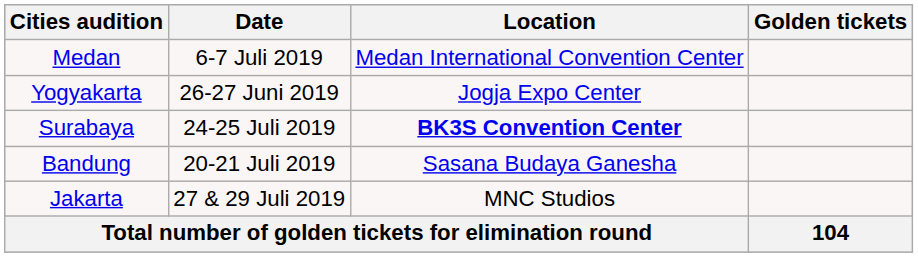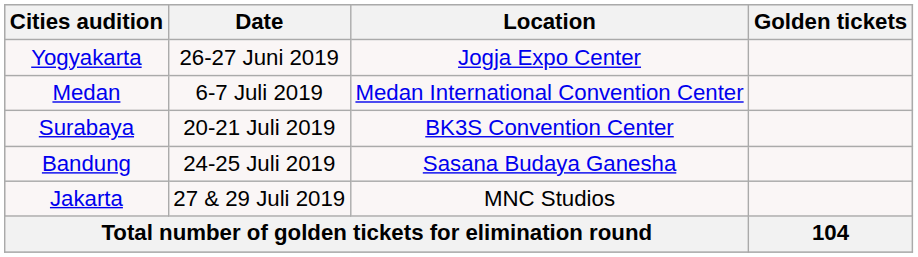rows swapped: (86, 92) <-> (86, 57)
(259, 127) 24-25 Juli 2019 -> (259, 127) 20-21 Juli 2019
(550, 127) bold -> (550, 127) normal
(259, 163) 20-21 Juli 2019 -> (259, 163) 24-25 Juli 2019
